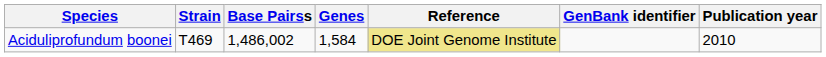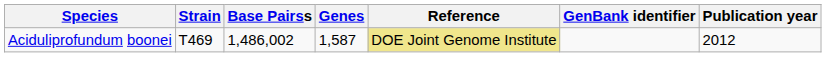(337, 39) 1,584 -> (337, 39) 1,587
(719, 39) 2010 -> (719, 39) 2012
